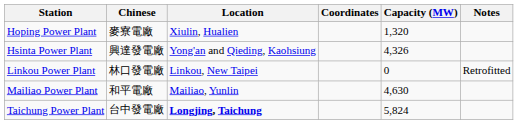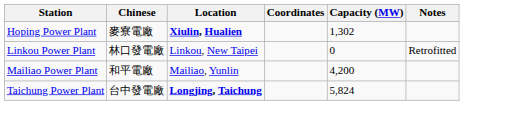(204, 31) normal -> (206, 31) bold
(396, 31) 1,320 -> (342, 31) 1,302
- row: (50, 51)
(396, 90) 4,630 -> (342, 70) 4,200
